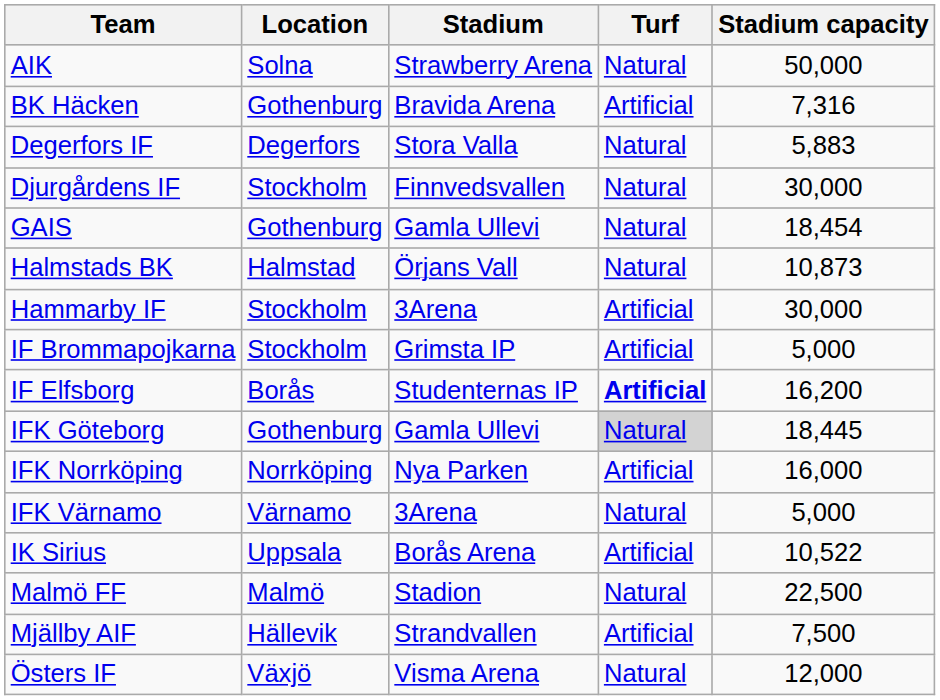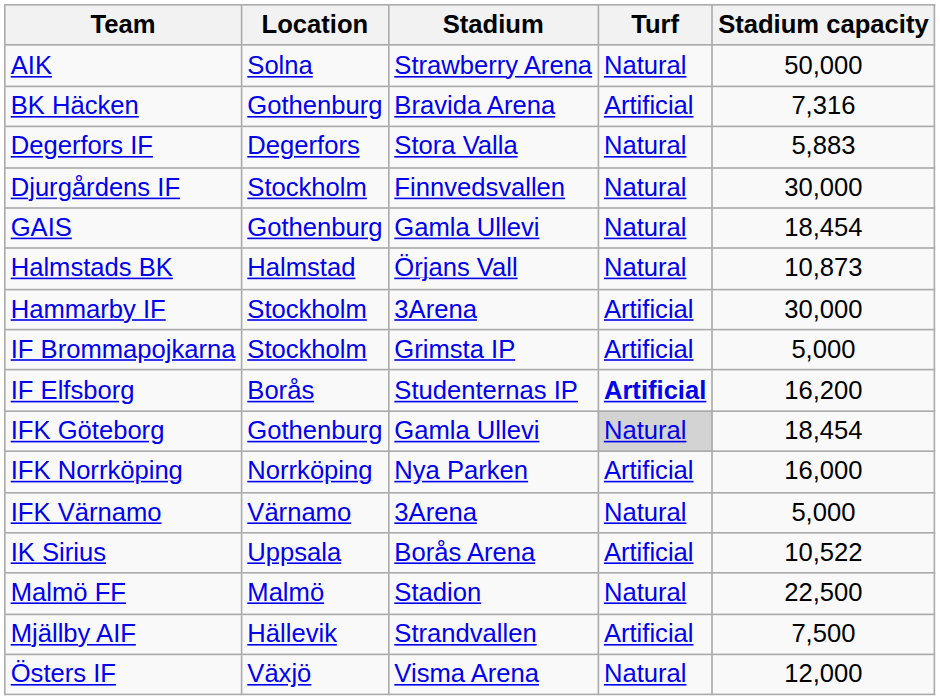(823, 430) 18,445 -> (823, 430) 18,454
